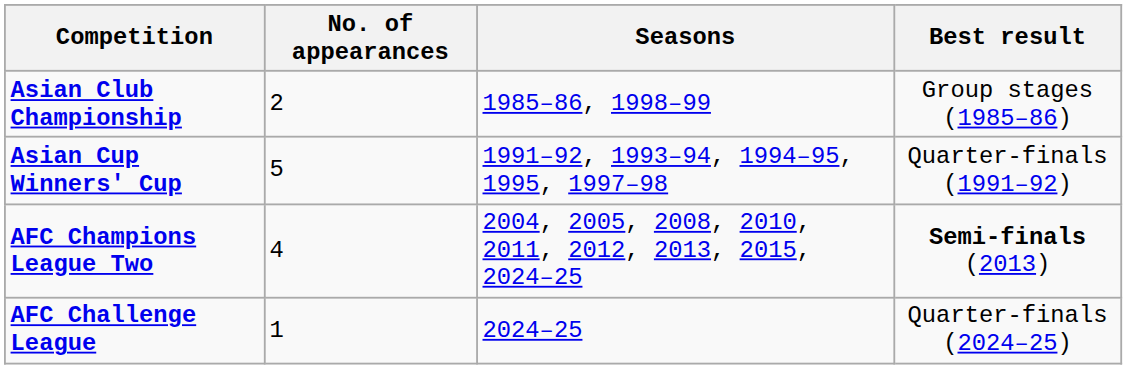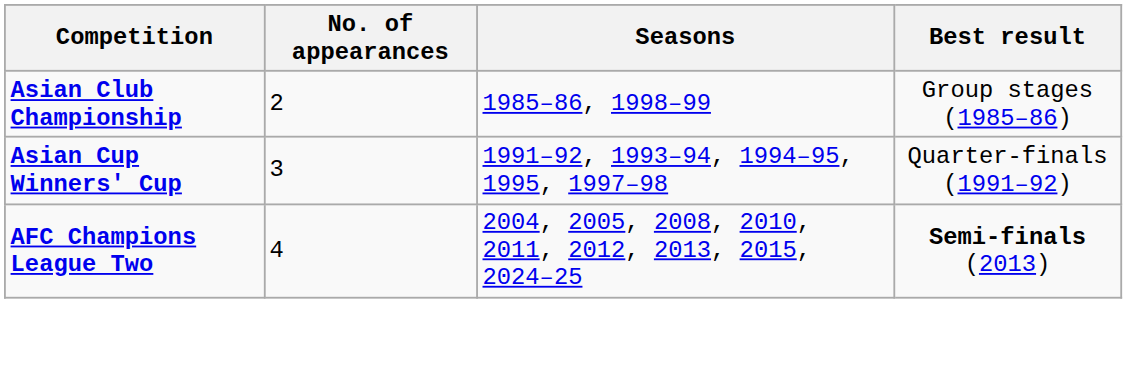(277, 170) 5 -> (277, 170) 3
- row: (103, 330)
